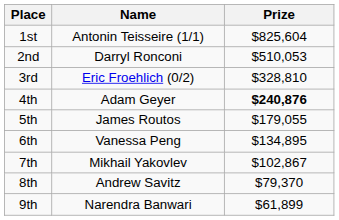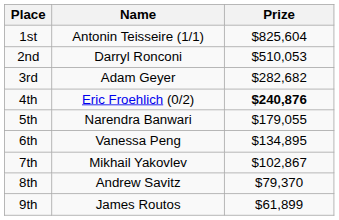(138, 78) Eric Froehlich (0/2) -> (138, 78) Adam Geyer
(279, 78) $328,810 -> (279, 78) $282,682
(138, 99) Adam Geyer -> (138, 99) Eric Froehlich (0/2)
(138, 120) James Routos -> (138, 120) Narendra Banwari
(138, 204) Narendra Banwari -> (138, 204) James Routos
